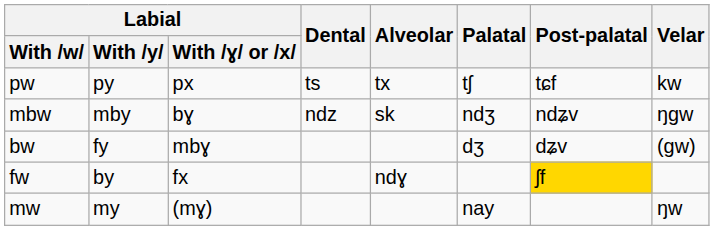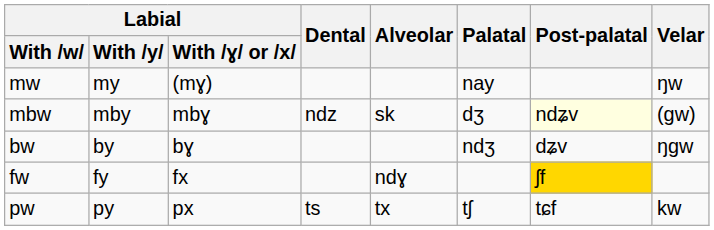rows swapped: (22, 83) <-> (25, 209)
(183, 114) bɣ -> (191, 114) mbɣ
(479, 114) ndʒ -> (473, 114) dʒ
(557, 114) no background -> (557, 114) lightyellow background
(675, 114) ŋgw -> (676, 114) (gw)
(101, 146) fy -> (104, 146) by
(191, 146) mbɣ -> (183, 146) bɣ
(473, 146) dʒ -> (479, 146) ndʒ
(676, 146) (gw) -> (675, 146) ŋgw
(104, 177) by -> (101, 177) fy
